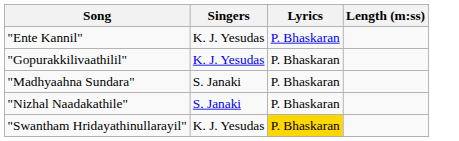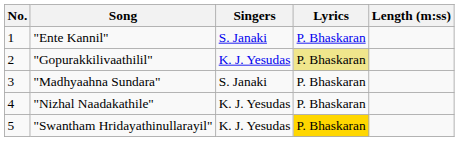+ column: (17, 15)
(229, 37) K. J. Yesudas -> (243, 37) S. Janaki
(305, 59) no background -> (331, 59) khaki background
(217, 103) S. Janaki -> (255, 103) K. J. Yesudas
